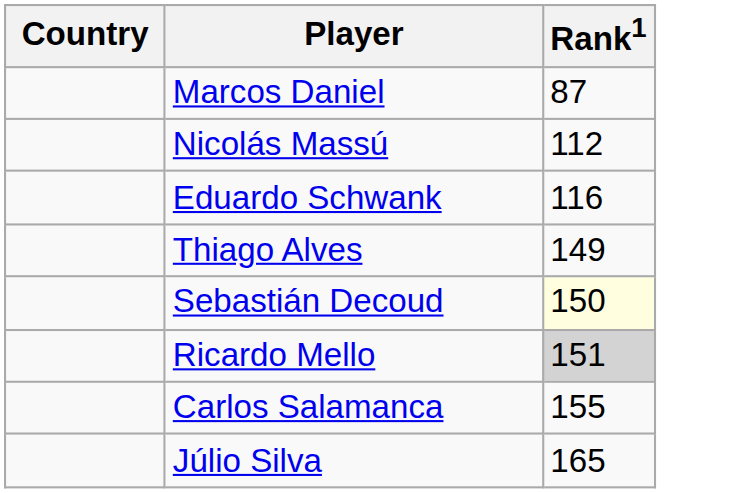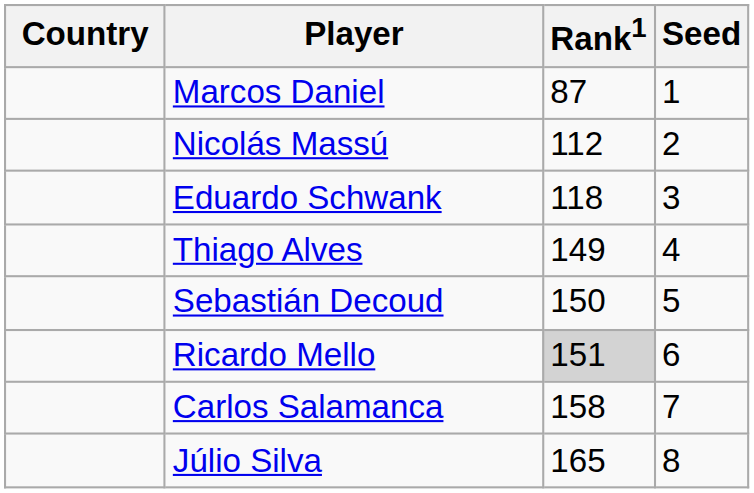+ column: (702, 35)
(577, 197) 116 -> (577, 197) 118
(578, 302) lightyellow background -> (578, 302) no background
(578, 407) 155 -> (578, 407) 158
